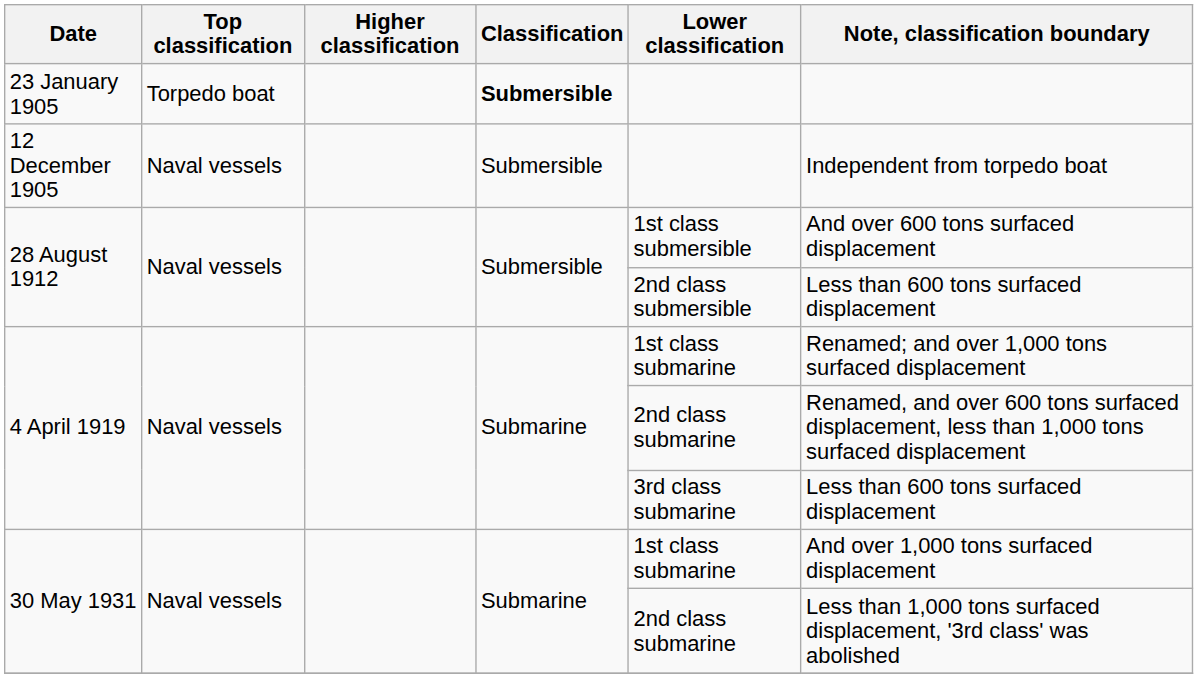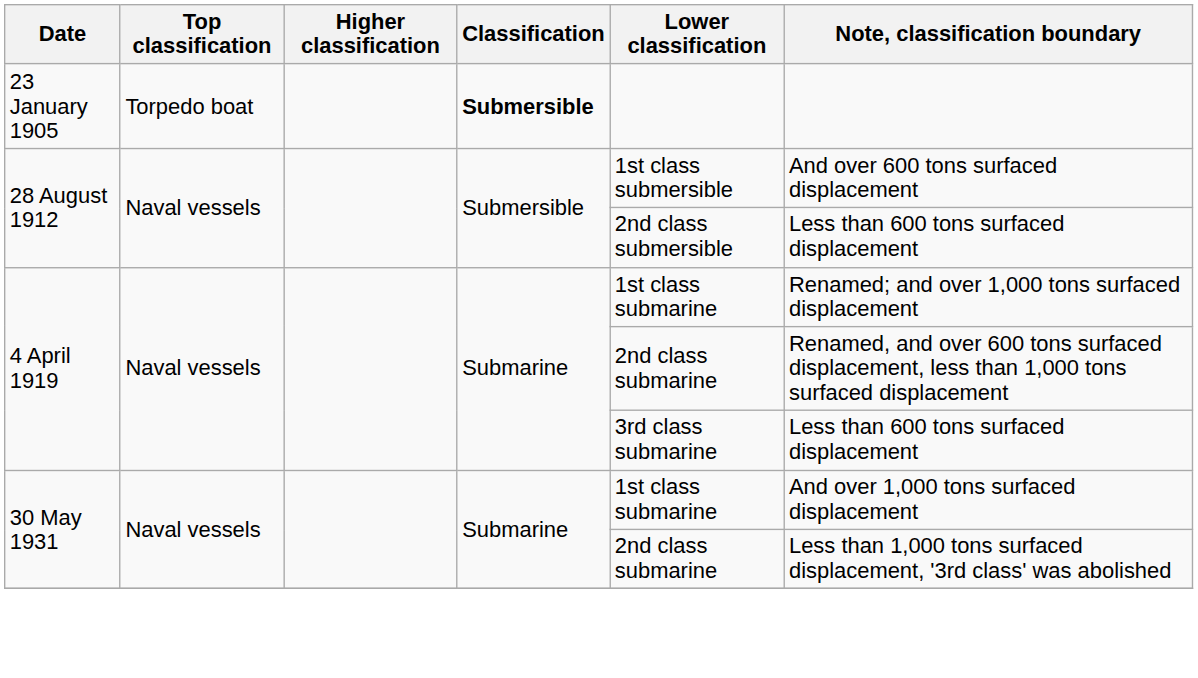- row: (60, 165)
